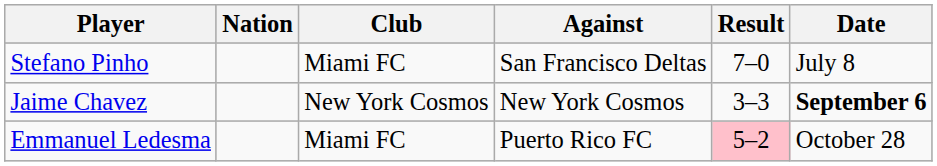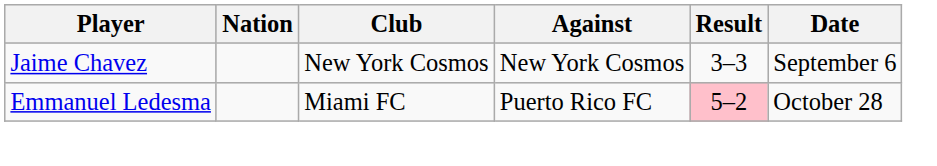- row: (79, 62)
(861, 101) bold -> (835, 62) normal
